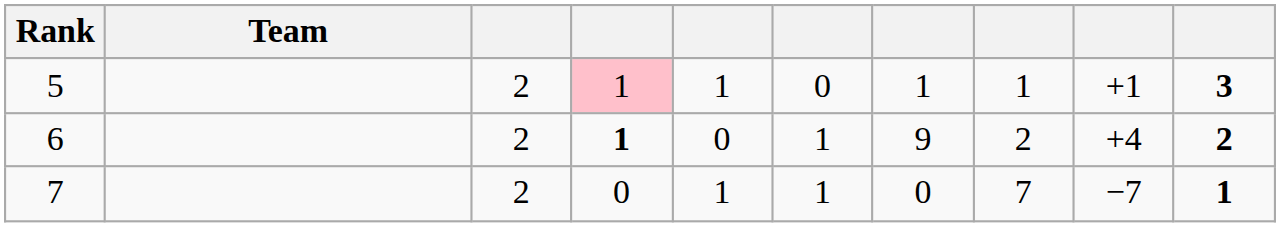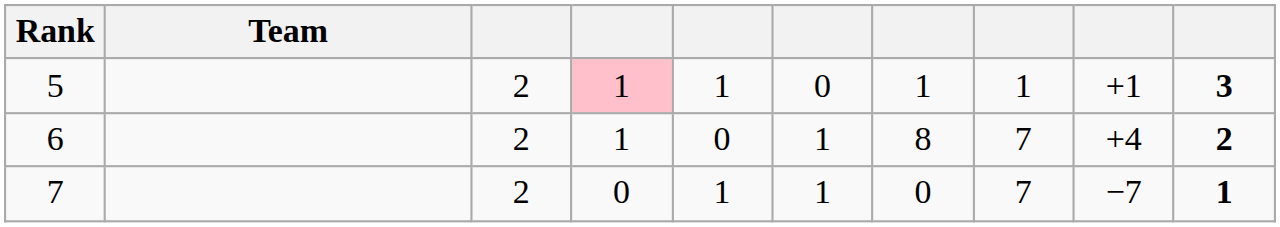(622, 138) bold -> (622, 138) normal
(923, 138) 9 -> (923, 138) 8
(1023, 138) 2 -> (1023, 138) 7
